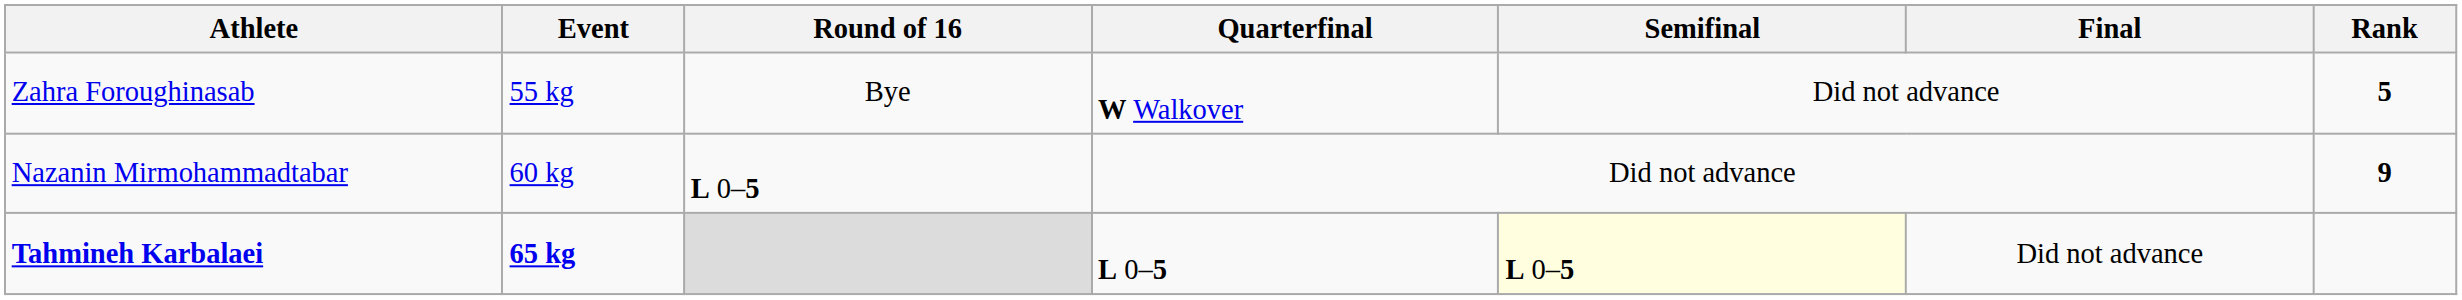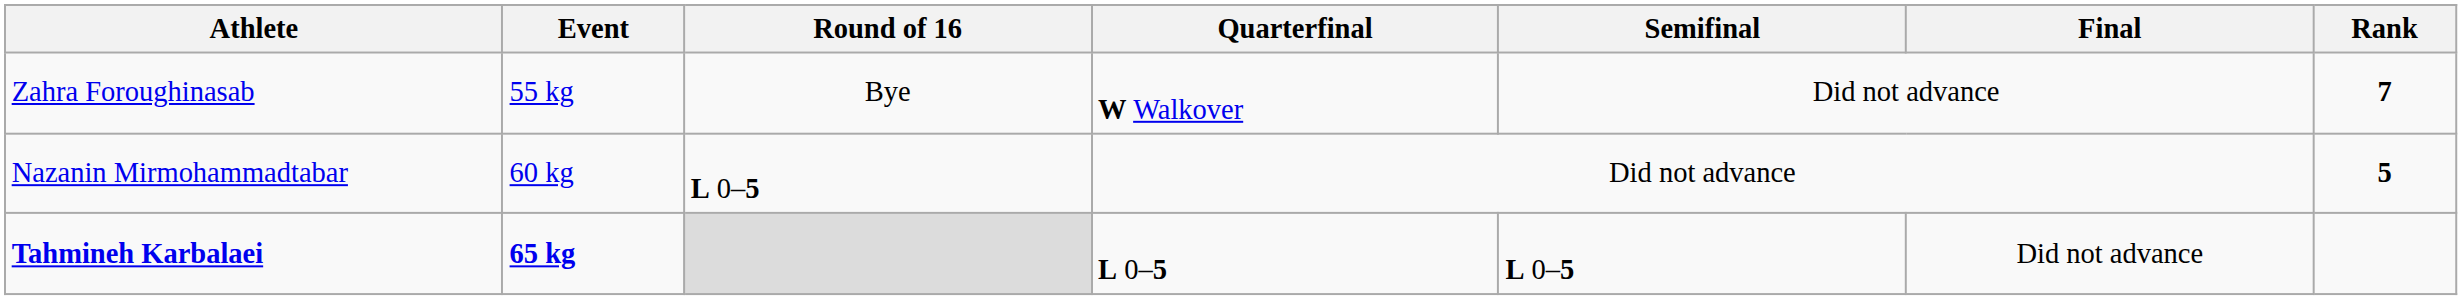(2385, 92) 5 -> (2385, 92) 7
(2385, 172) 9 -> (2385, 172) 5
(1540, 270) lightyellow background -> (1540, 270) no background
